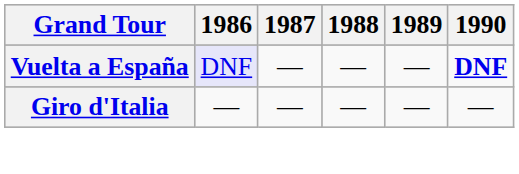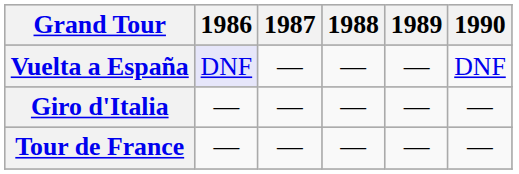(481, 65) bold -> (480, 65) normal
+ row: (100, 147)
